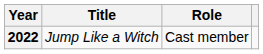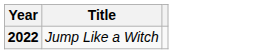- column: (207, 15)
